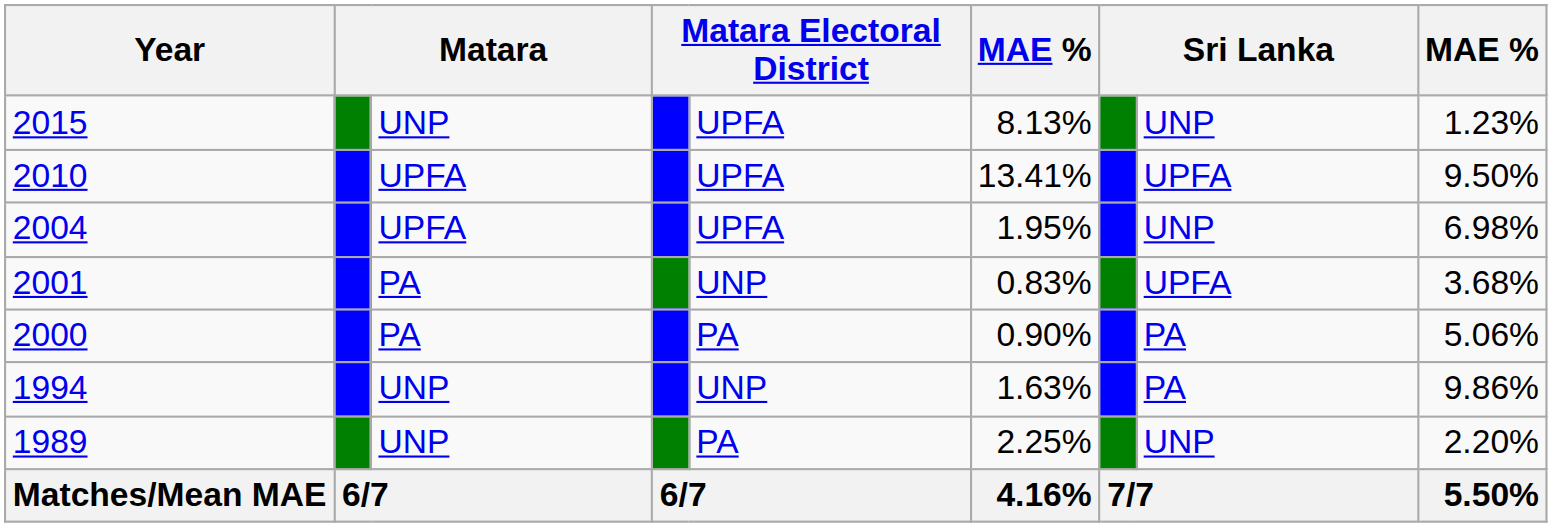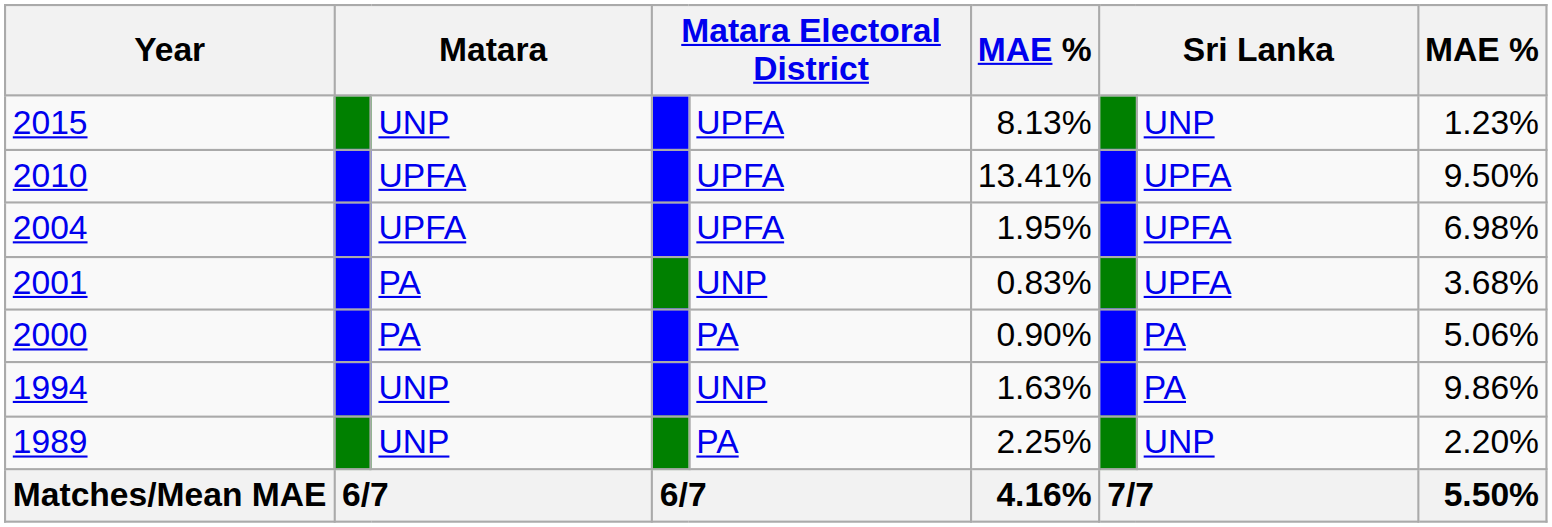(1179, 228) UNP -> (1188, 228) UPFA
